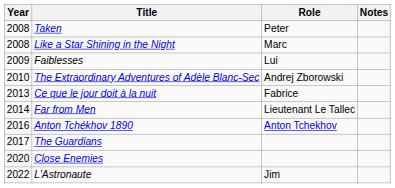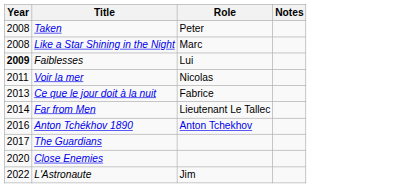(18, 61) normal -> (18, 61) bold
- row: (147, 77)
+ row: (59, 77)
